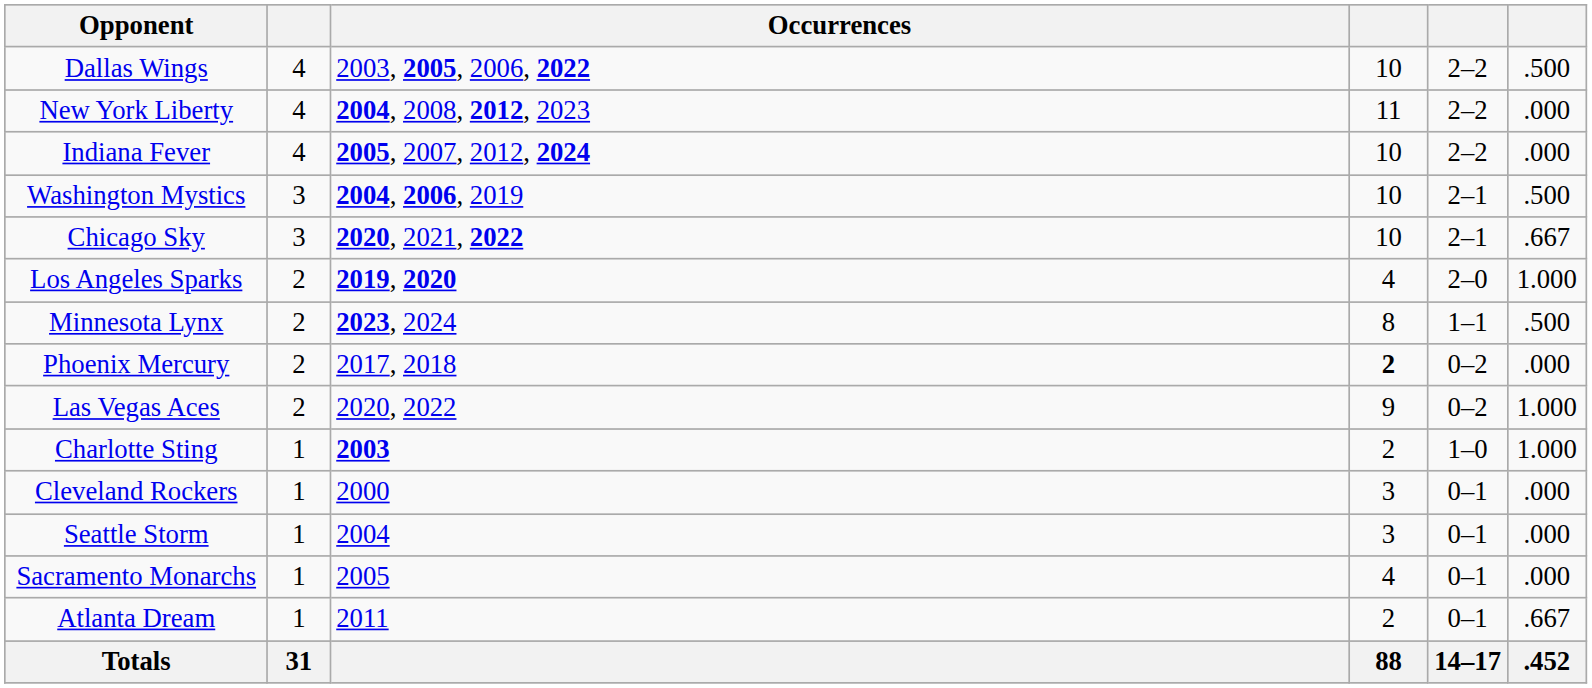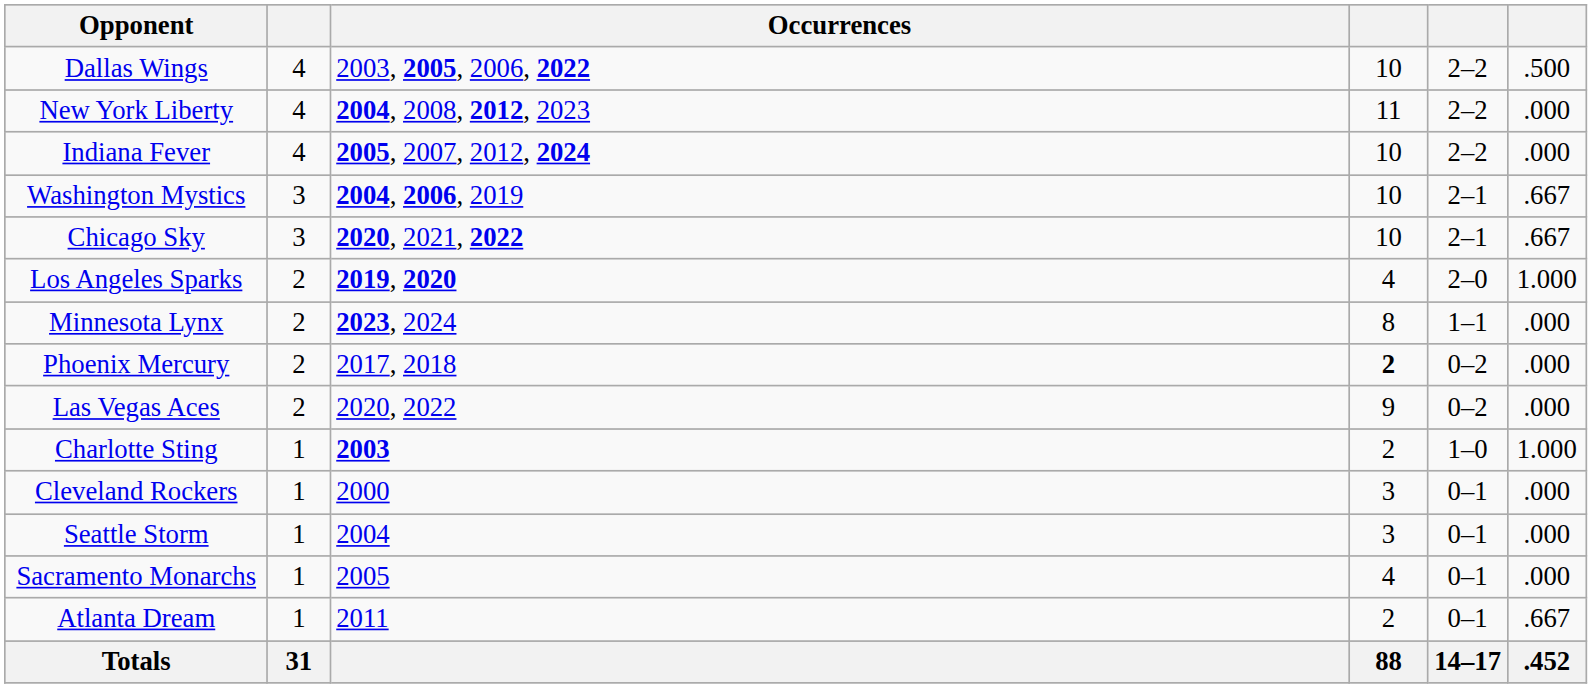(1547, 195) .500 -> (1547, 195) .667
(1547, 322) .500 -> (1547, 322) .000
(1547, 407) 1.000 -> (1547, 407) .000
